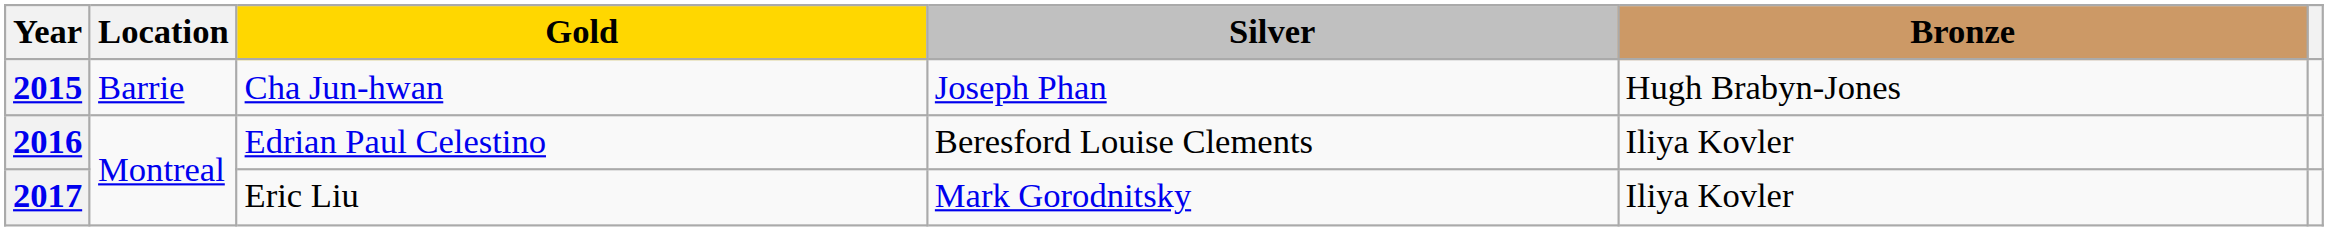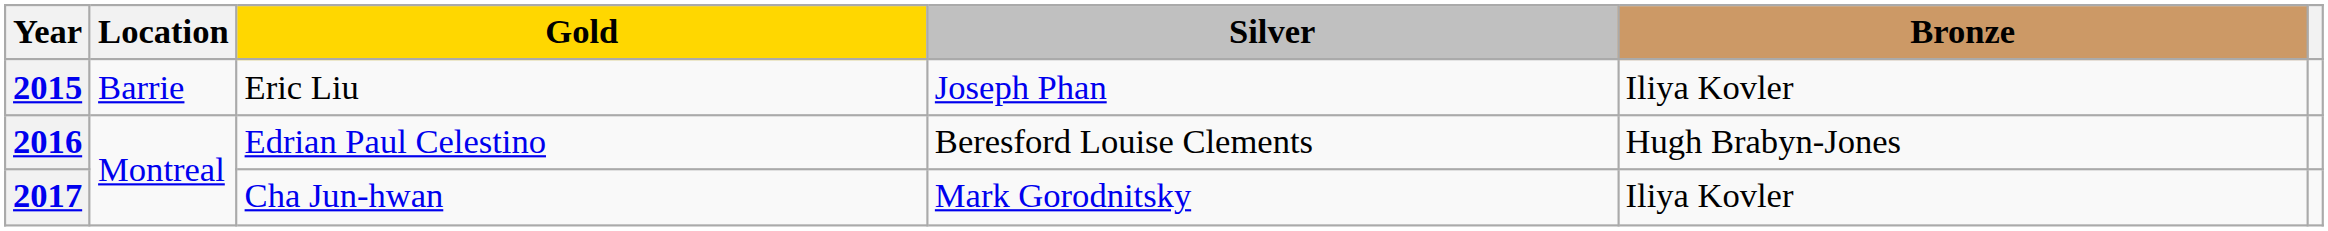(344, 86) Cha Jun-hwan -> (302, 86) Eric Liu
(1763, 86) Hugh Brabyn-Jones -> (1709, 86) Iliya Kovler
(1709, 141) Iliya Kovler -> (1763, 141) Hugh Brabyn-Jones
(302, 196) Eric Liu -> (344, 196) Cha Jun-hwan
